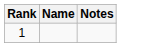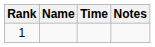+ column: (94, 14)
